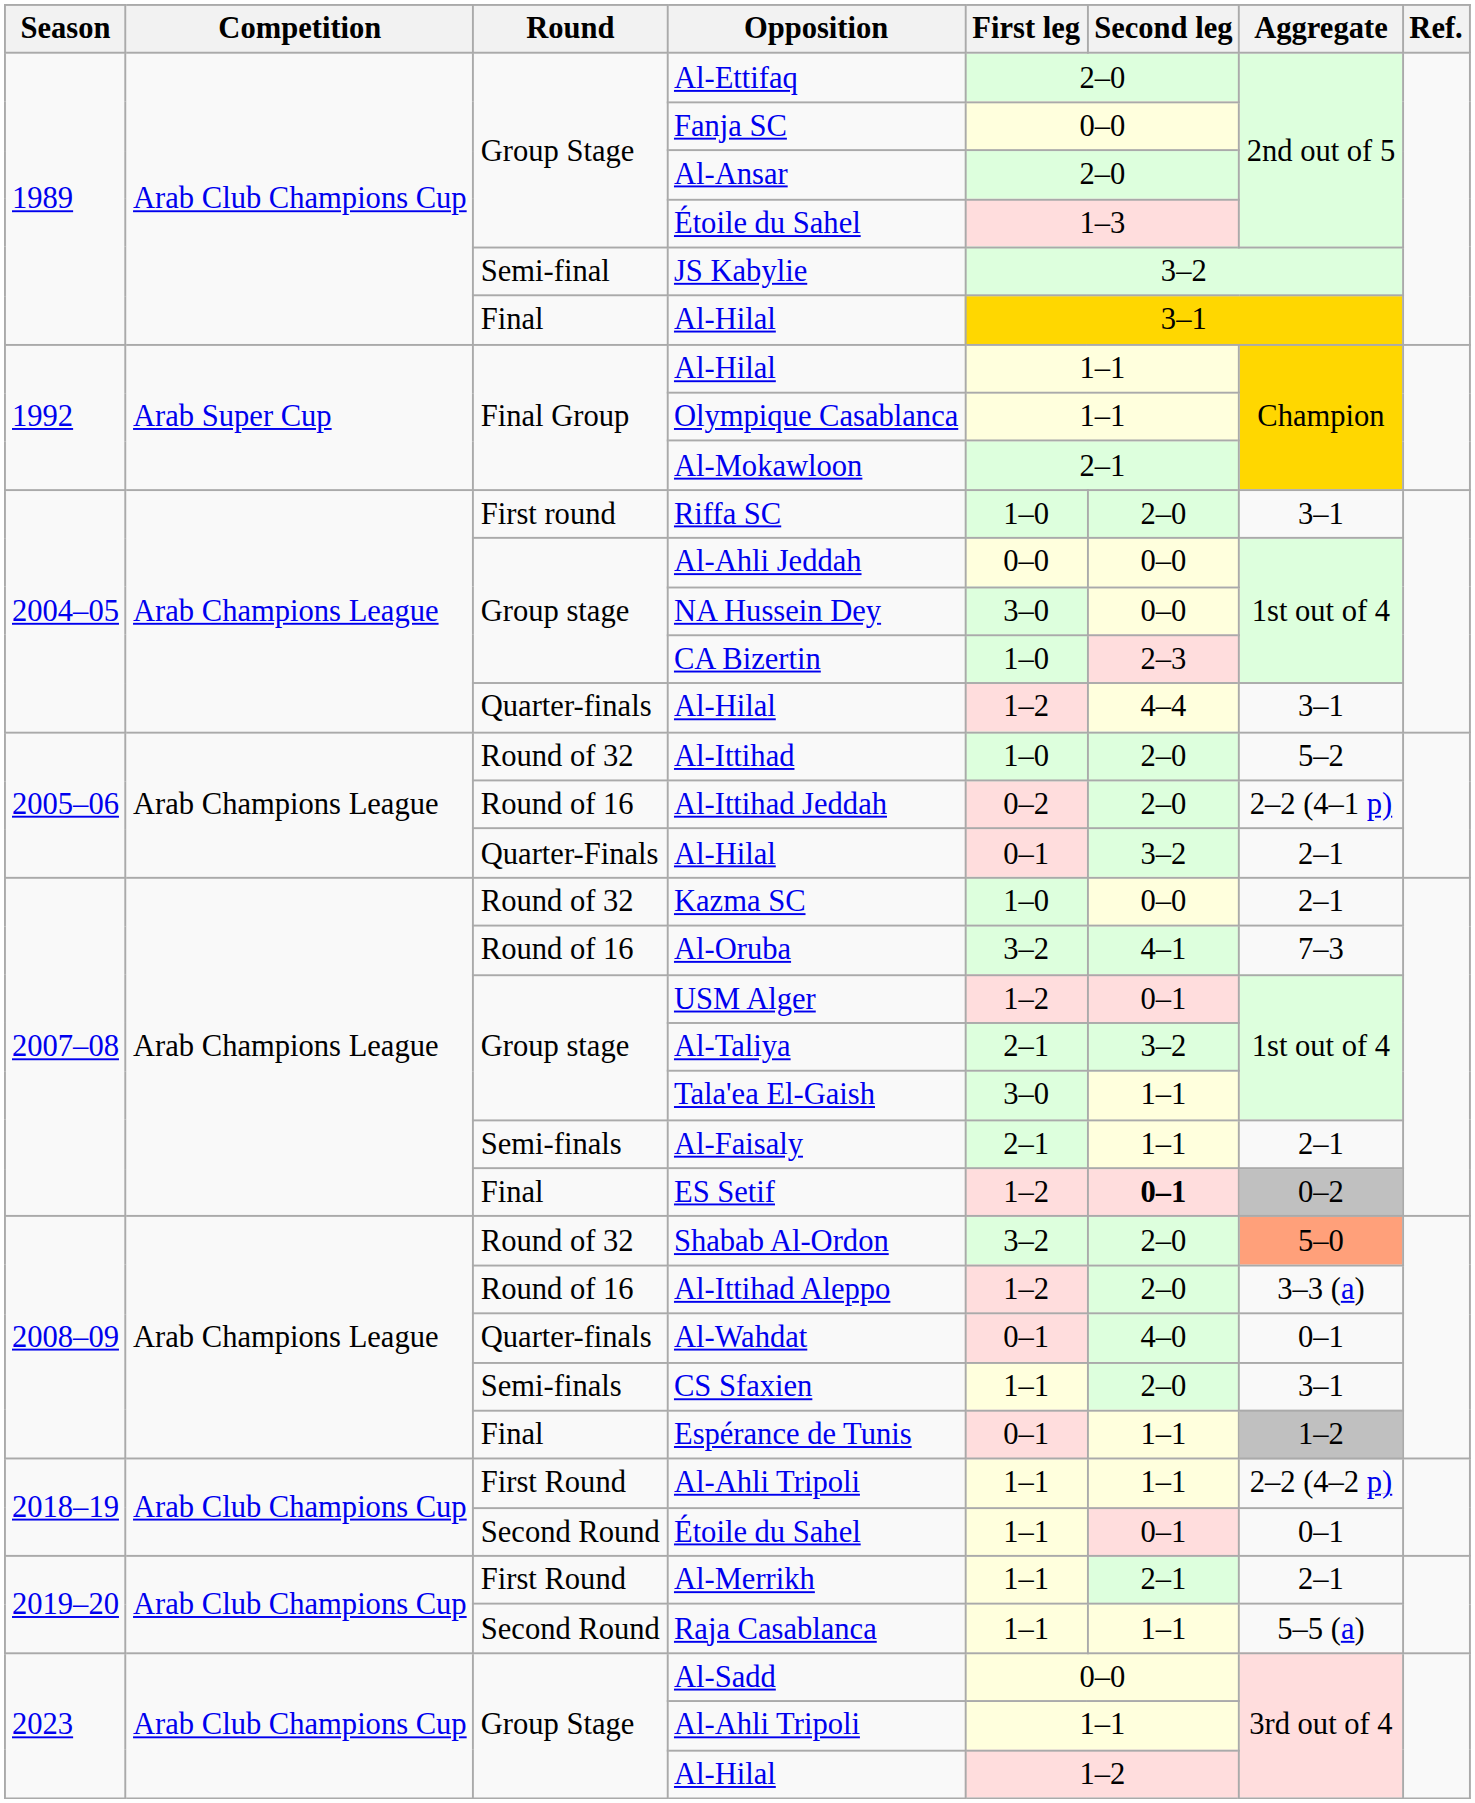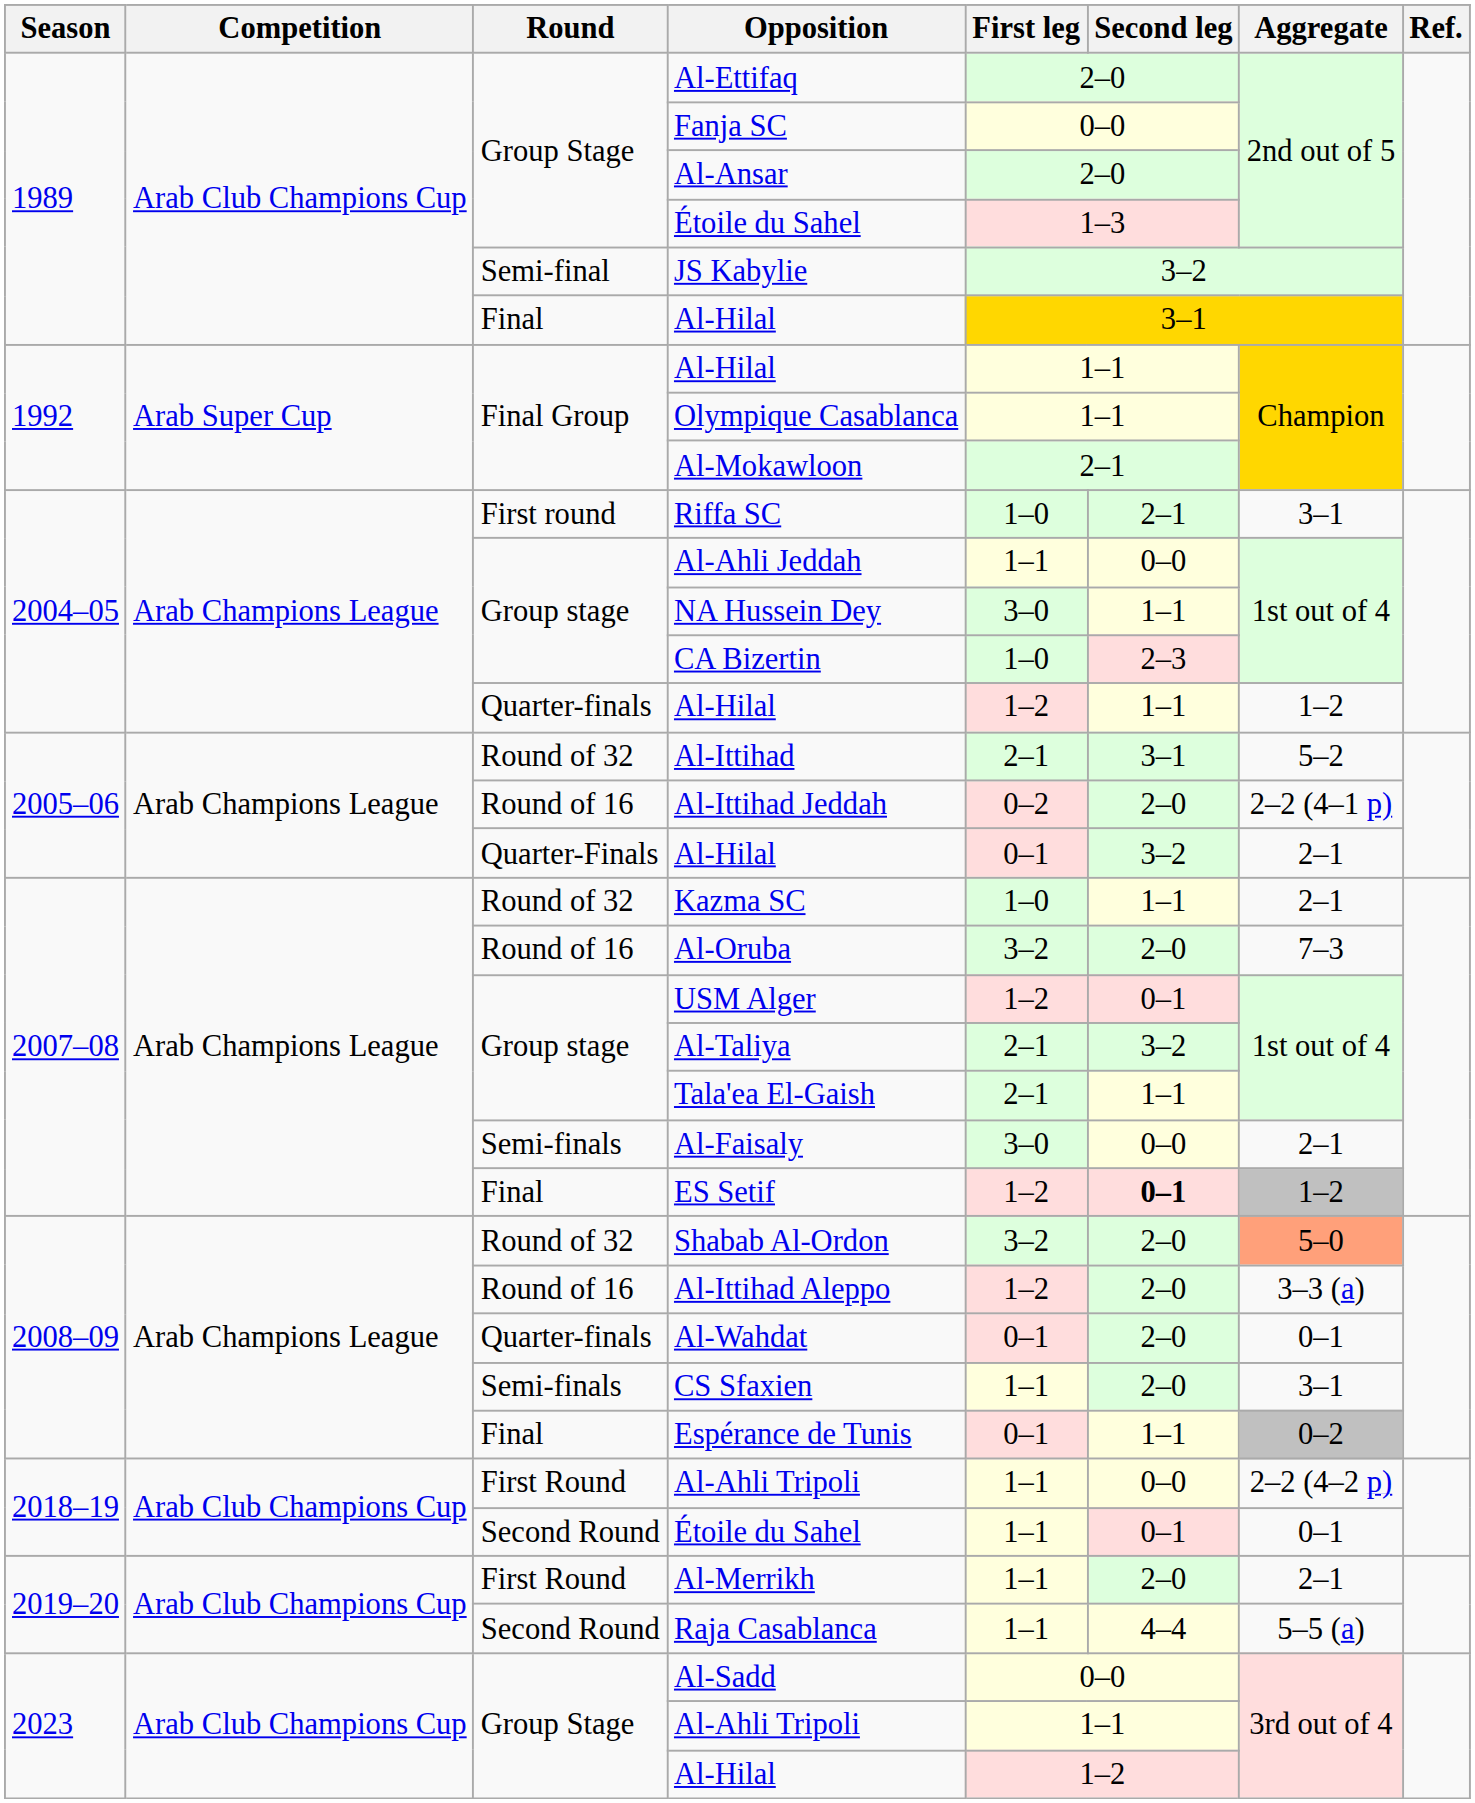(1163, 513) 2–0 -> (1163, 513) 2–1
(1026, 561) 0–0 -> (1026, 561) 1–1
(1163, 610) 0–0 -> (1163, 610) 1–1
(1163, 707) 4–4 -> (1163, 707) 1–1
(1321, 707) 3–1 -> (1321, 707) 1–2
(1026, 755) 1–0 -> (1026, 755) 2–1
(1163, 755) 2–0 -> (1163, 755) 3–1
(1163, 901) 0–0 -> (1163, 901) 1–1
(1163, 949) 4–1 -> (1163, 949) 2–0
(1026, 1094) 3–0 -> (1026, 1094) 2–1
(1026, 1143) 2–1 -> (1026, 1143) 3–0
(1163, 1143) 1–1 -> (1163, 1143) 0–0
(1321, 1191) 0–2 -> (1321, 1191) 1–2
(1163, 1337) 4–0 -> (1163, 1337) 2–0
(1321, 1434) 1–2 -> (1321, 1434) 0–2
(1163, 1482) 1–1 -> (1163, 1482) 0–0
(1163, 1579) 2–1 -> (1163, 1579) 2–0
(1163, 1628) 1–1 -> (1163, 1628) 4–4
